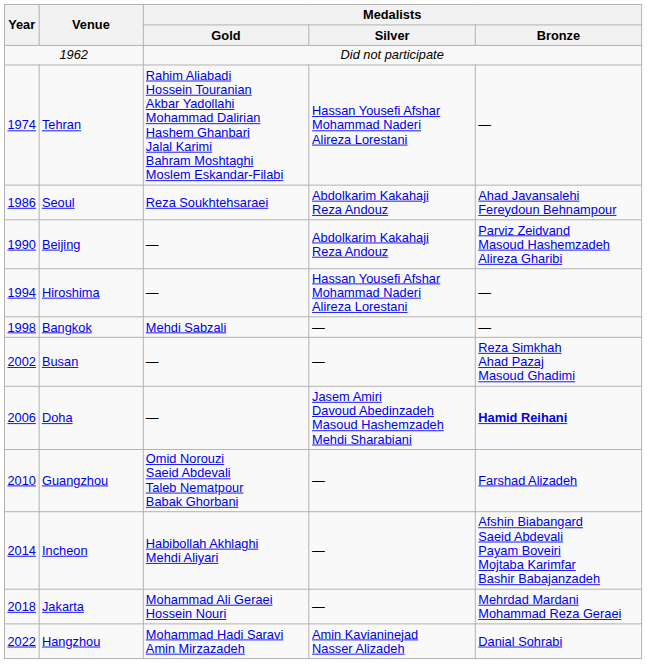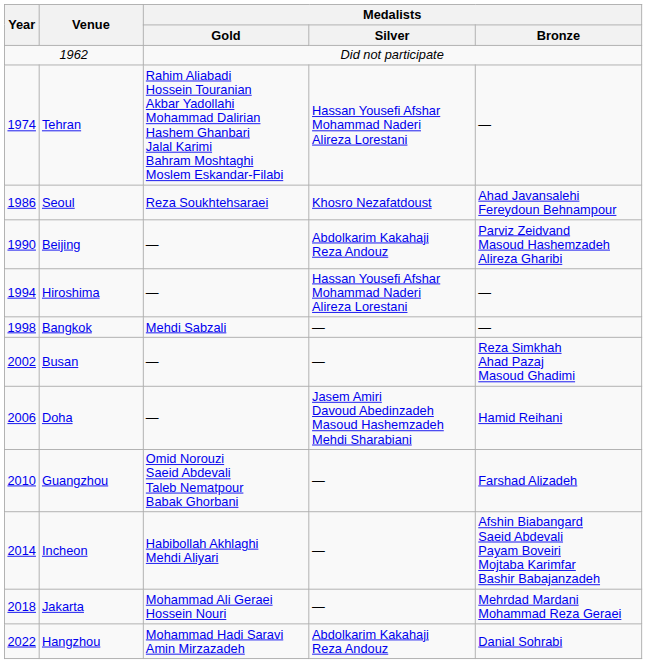(370, 203) Abdolkarim Kakahaji Reza Andouz -> (372, 203) Khosro Nezafatdoust
(523, 418) bold -> (520, 418) normal
(365, 641) Amin Kavianinejad Nasser Alizadeh -> (370, 641) Abdolkarim Kakahaji Reza Andouz
